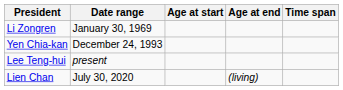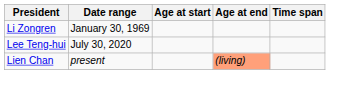- row: (37, 45)
(90, 61) present -> (101, 45) July 30, 2020
(103, 77) July 30, 2020 -> (88, 61) present
(243, 77) no background -> (230, 61) lightsalmon background
